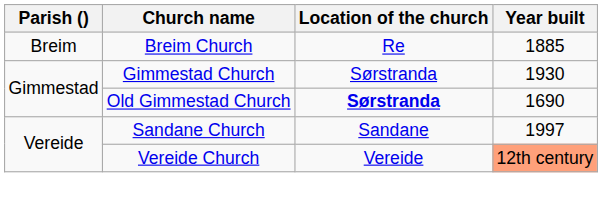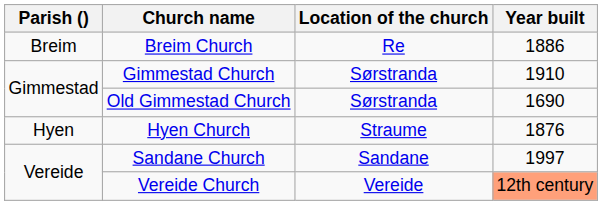(545, 46) 1885 -> (545, 46) 1886
(545, 74) 1930 -> (545, 74) 1910
(394, 102) bold -> (394, 102) normal
+ row: (199, 130)
